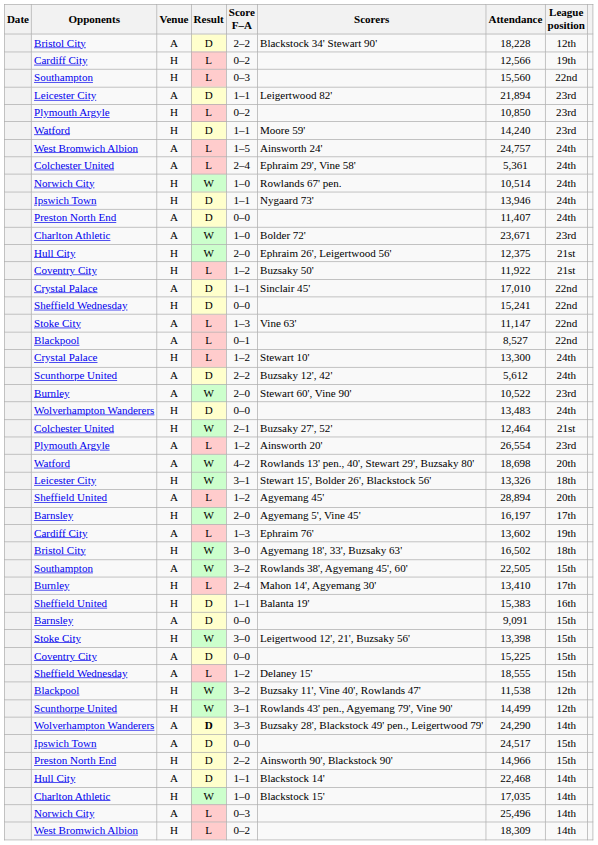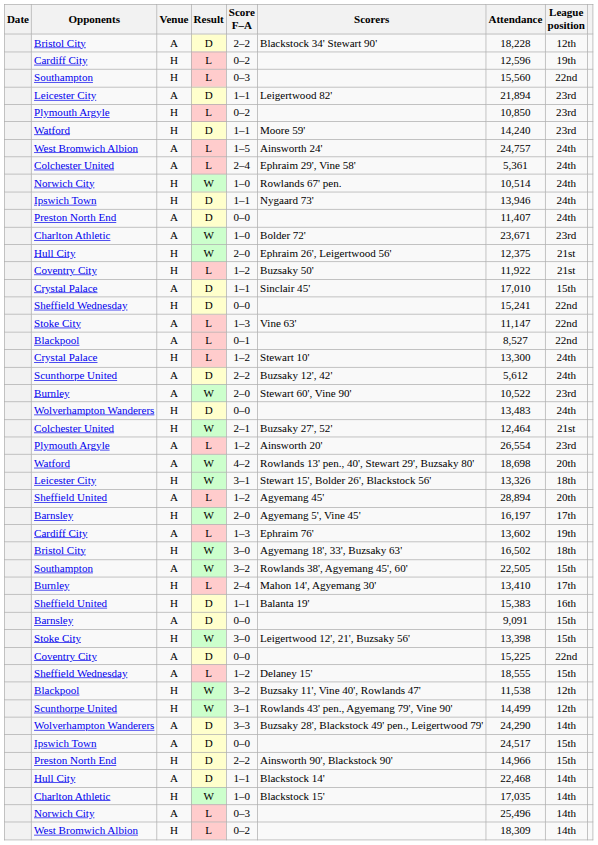(515, 60) 12,566 -> (515, 60) 12,596
(566, 288) 22nd -> (566, 288) 15th
(566, 655) 15th -> (566, 655) 22nd
(209, 726) bold -> (209, 726) normal
